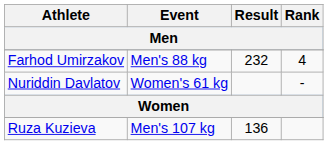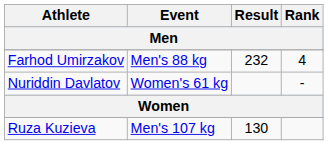(256, 128) 136 -> (256, 128) 130
